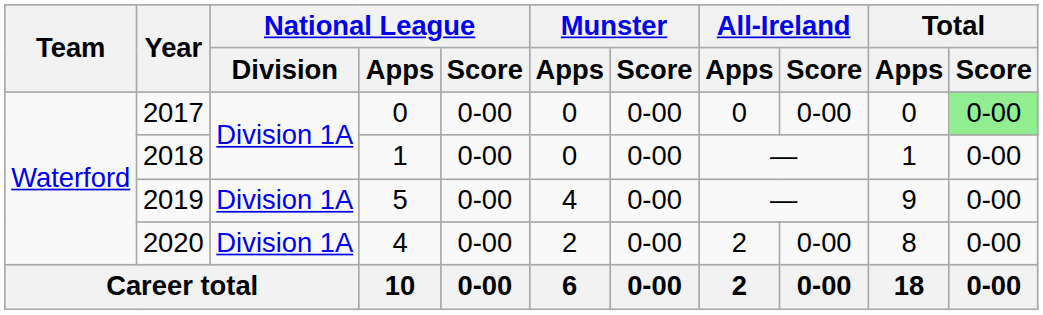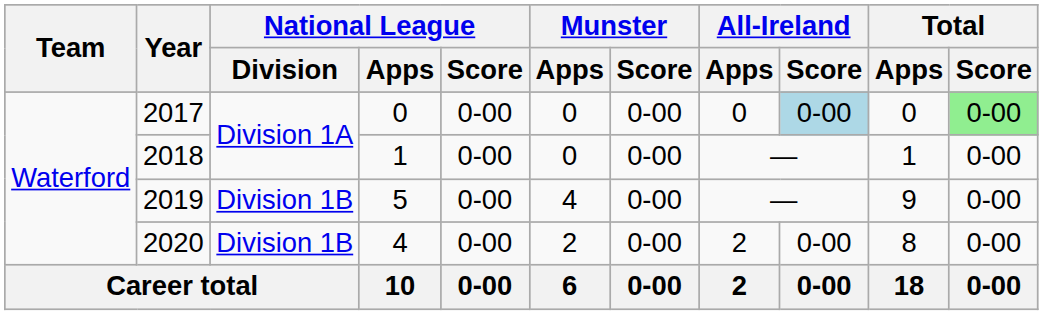(824, 112) no background -> (824, 112) lightblue background
(285, 199) Division 1A -> (285, 199) Division 1B
(285, 243) Division 1A -> (285, 243) Division 1B
